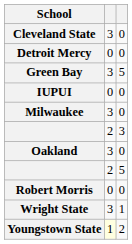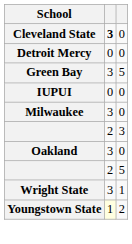(110, 33) normal -> (110, 33) bold
- row: (54, 190)
